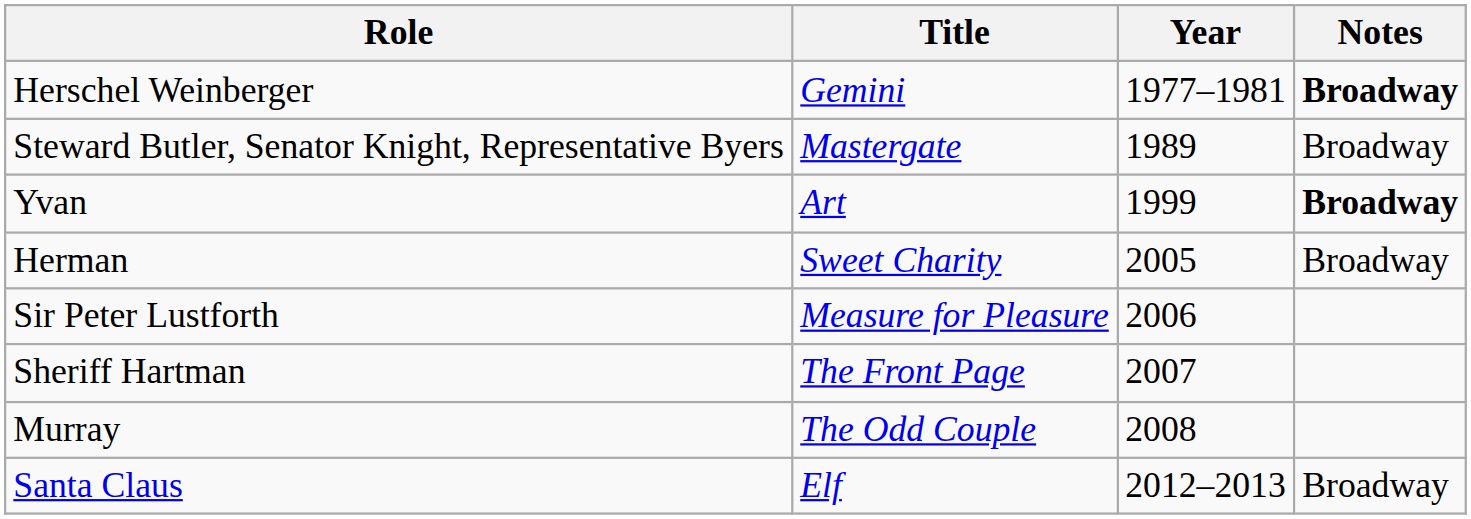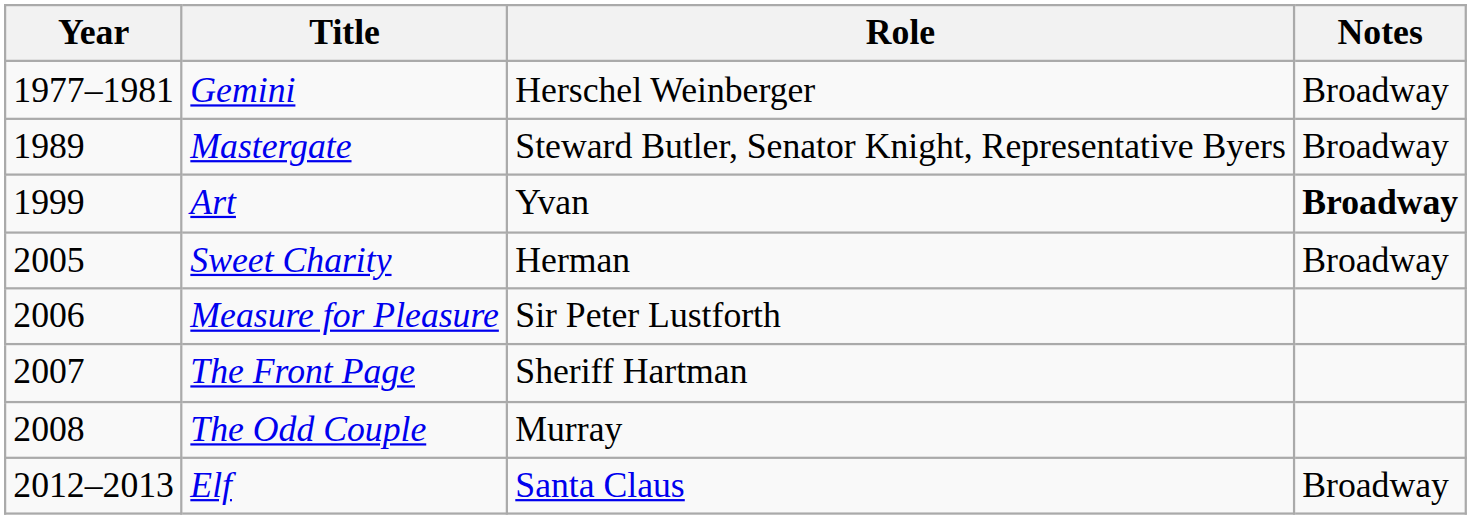columns swapped: (1205, 32) <-> (399, 32)
(1380, 89) bold -> (1376, 89) normal
